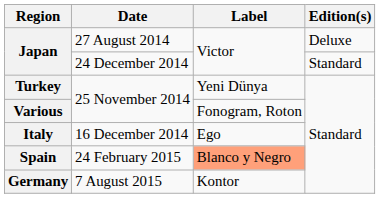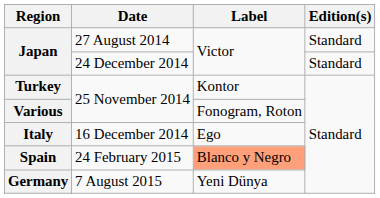(330, 39) Deluxe -> (335, 39) Standard
(232, 87) Yeni Dünya -> (218, 87) Kontor
(218, 181) Kontor -> (232, 181) Yeni Dünya
